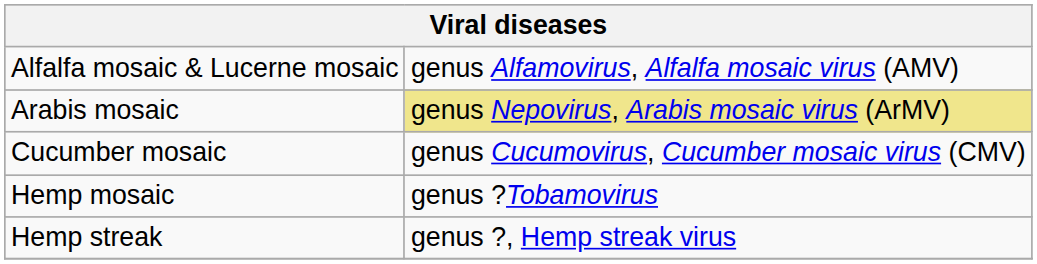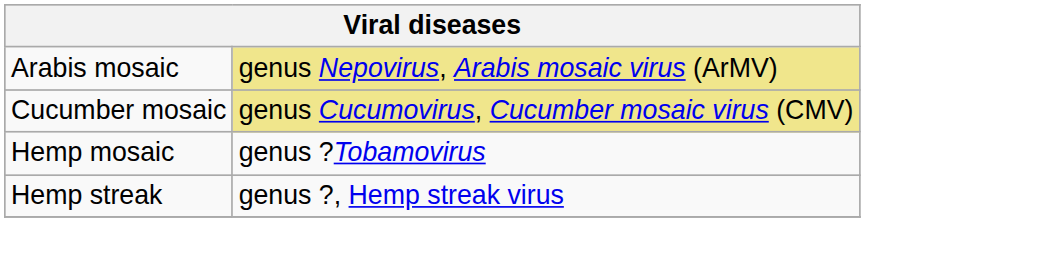- row: (205, 68)
(718, 152) no background -> (546, 110) khaki background
